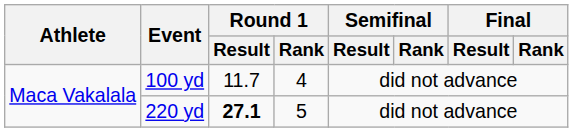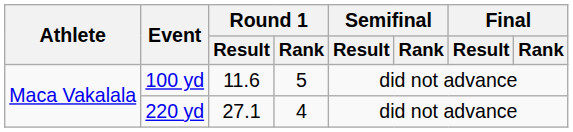(242, 81) 11.7 -> (242, 81) 11.6
(301, 81) 4 -> (301, 81) 5
(242, 112) bold -> (242, 112) normal
(301, 112) 5 -> (301, 112) 4
